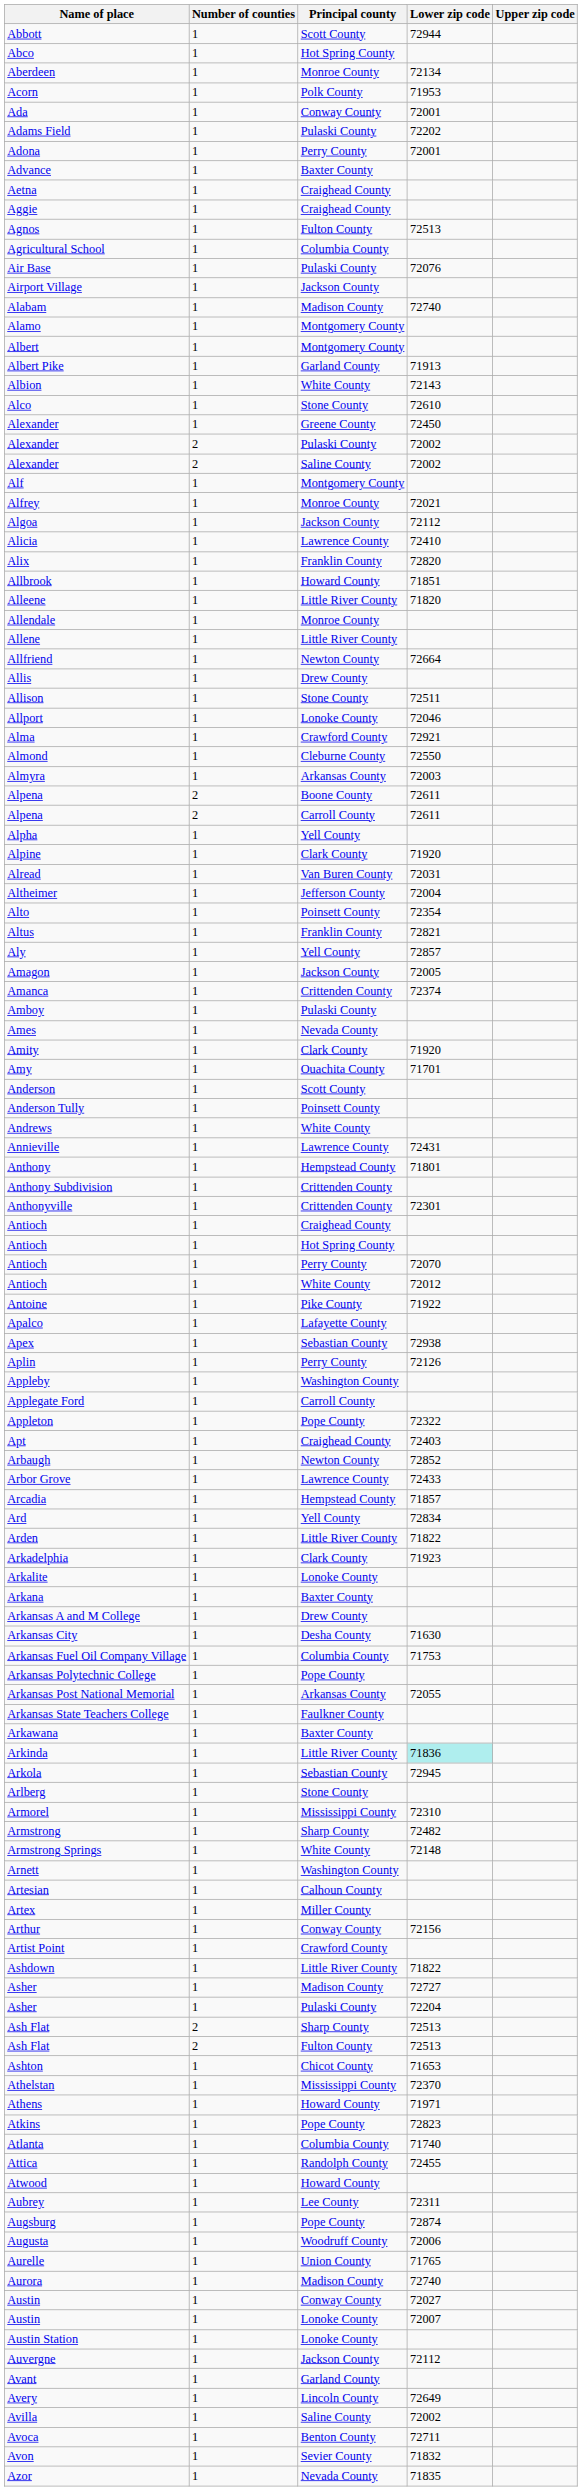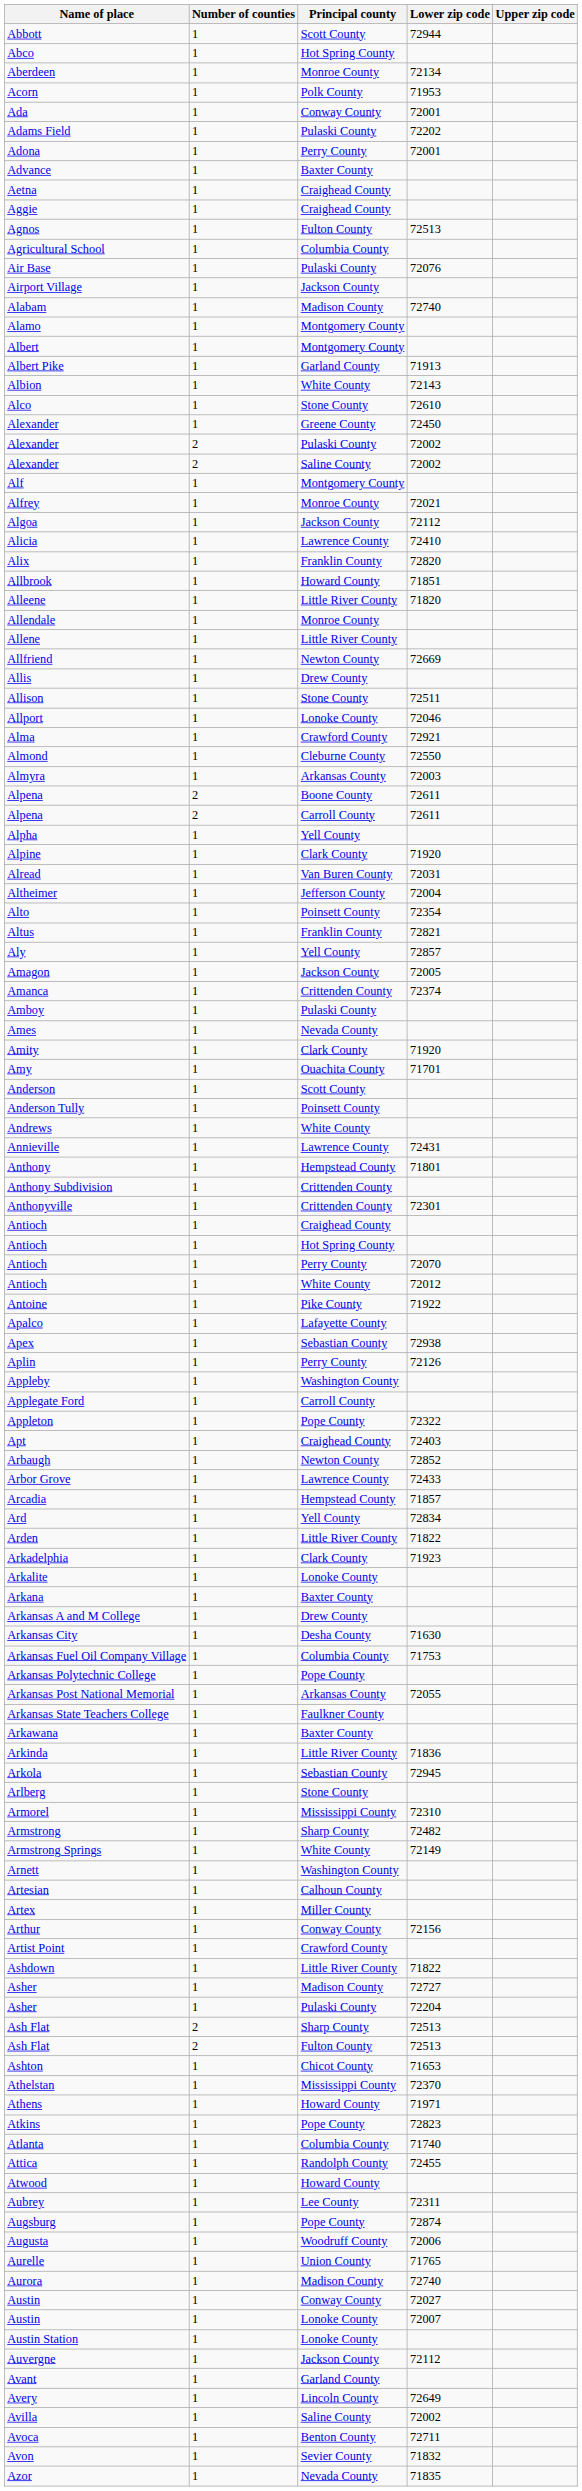(426, 659) 72664 -> (426, 659) 72669
(426, 1753) paleturquoise background -> (426, 1753) no background
(426, 1850) 72148 -> (426, 1850) 72149
